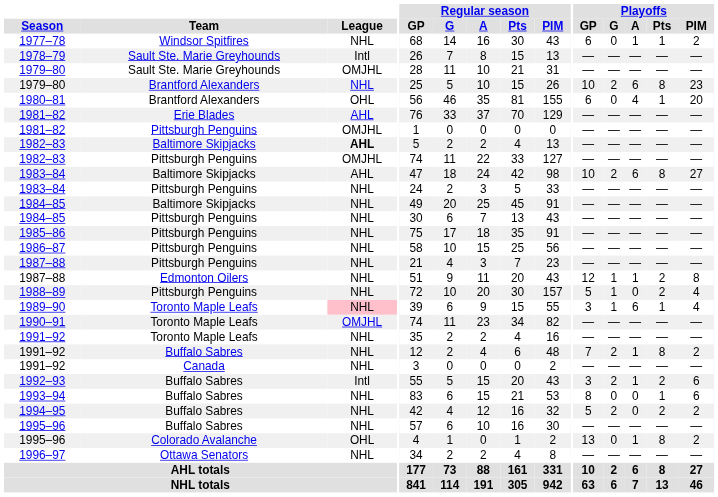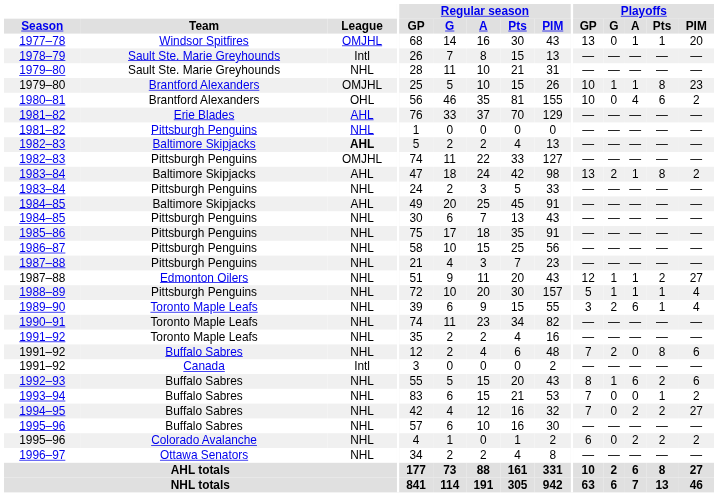(362, 41) NHL -> (362, 41) OMJHL
(588, 41) 6 -> (588, 41) 13
(696, 41) 2 -> (696, 41) 20
(362, 70) OMJHL -> (362, 70) NHL
(362, 85) NHL -> (362, 85) OMJHL
(614, 85) 2 -> (614, 85) 1
(635, 85) 6 -> (635, 85) 1
(588, 100) 6 -> (588, 100) 10
(662, 100) 1 -> (662, 100) 6
(696, 100) 20 -> (696, 100) 2
(362, 129) OMJHL -> (362, 129) NHL
(588, 174) 10 -> (588, 174) 13
(635, 174) 6 -> (635, 174) 1
(696, 174) 27 -> (696, 174) 2
(362, 203) NHL -> (362, 203) AHL
(696, 277) 8 -> (696, 277) 27
(635, 292) 0 -> (635, 292) 1
(662, 292) 2 -> (662, 292) 1
(362, 307) pink background -> (362, 307) no background
(614, 307) 1 -> (614, 307) 2
(362, 322) OMJHL -> (362, 322) NHL
(635, 351) 1 -> (635, 351) 0
(696, 351) 2 -> (696, 351) 6
(362, 366) NHL -> (362, 366) Intl
(362, 381) Intl -> (362, 381) NHL
(588, 381) 3 -> (588, 381) 8
(614, 381) 2 -> (614, 381) 1
(635, 381) 1 -> (635, 381) 6
(588, 396) 8 -> (588, 396) 7
(696, 396) 6 -> (696, 396) 2
(588, 411) 5 -> (588, 411) 7
(614, 411) 2 -> (614, 411) 0
(635, 411) 0 -> (635, 411) 2
(696, 411) 2 -> (696, 411) 27
(362, 440) OHL -> (362, 440) NHL
(588, 440) 13 -> (588, 440) 6
(635, 440) 1 -> (635, 440) 2
(662, 440) 8 -> (662, 440) 2
